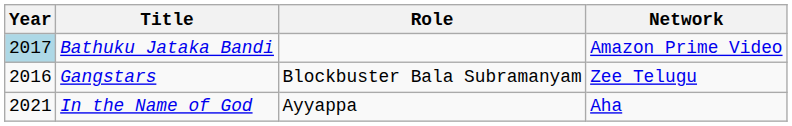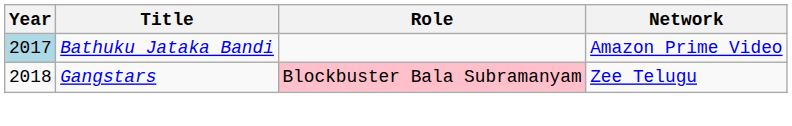(30, 77) 2016 -> (30, 77) 2018
(432, 77) no background -> (432, 77) pink background
- row: (156, 106)
